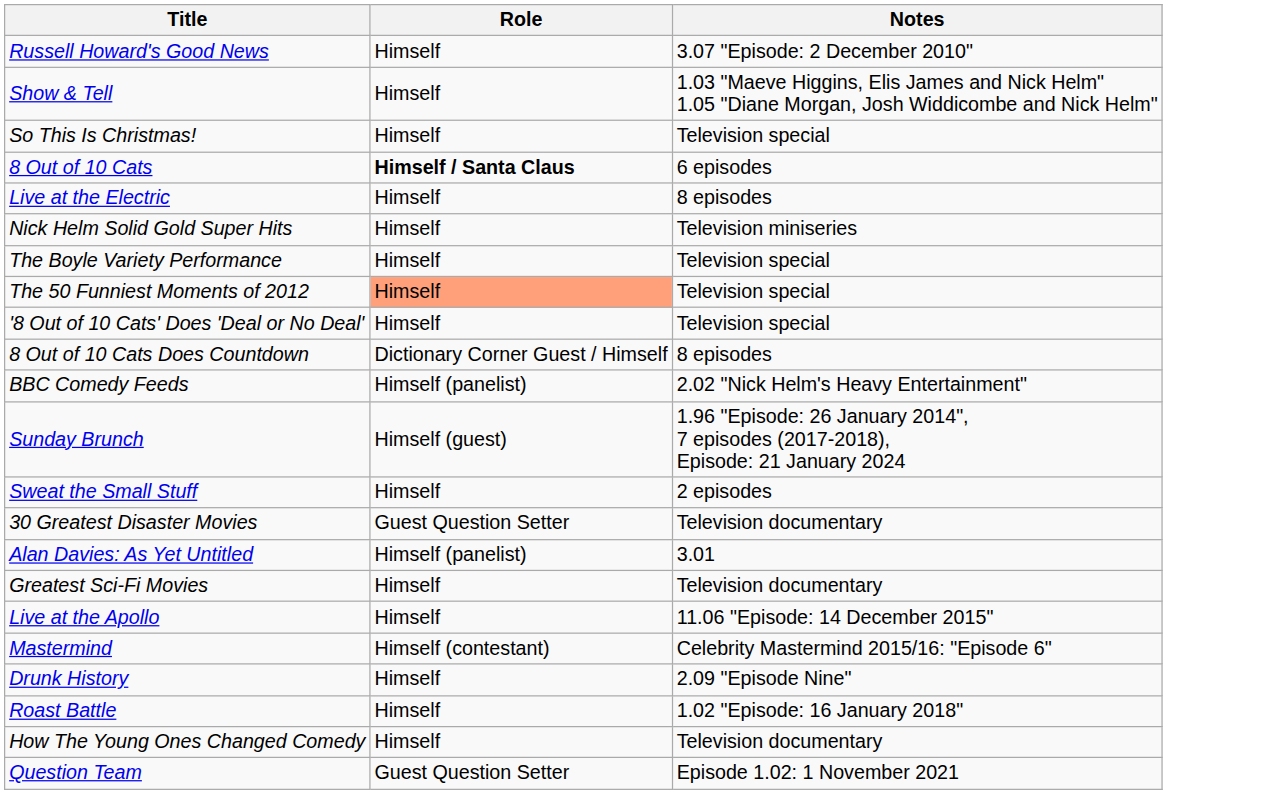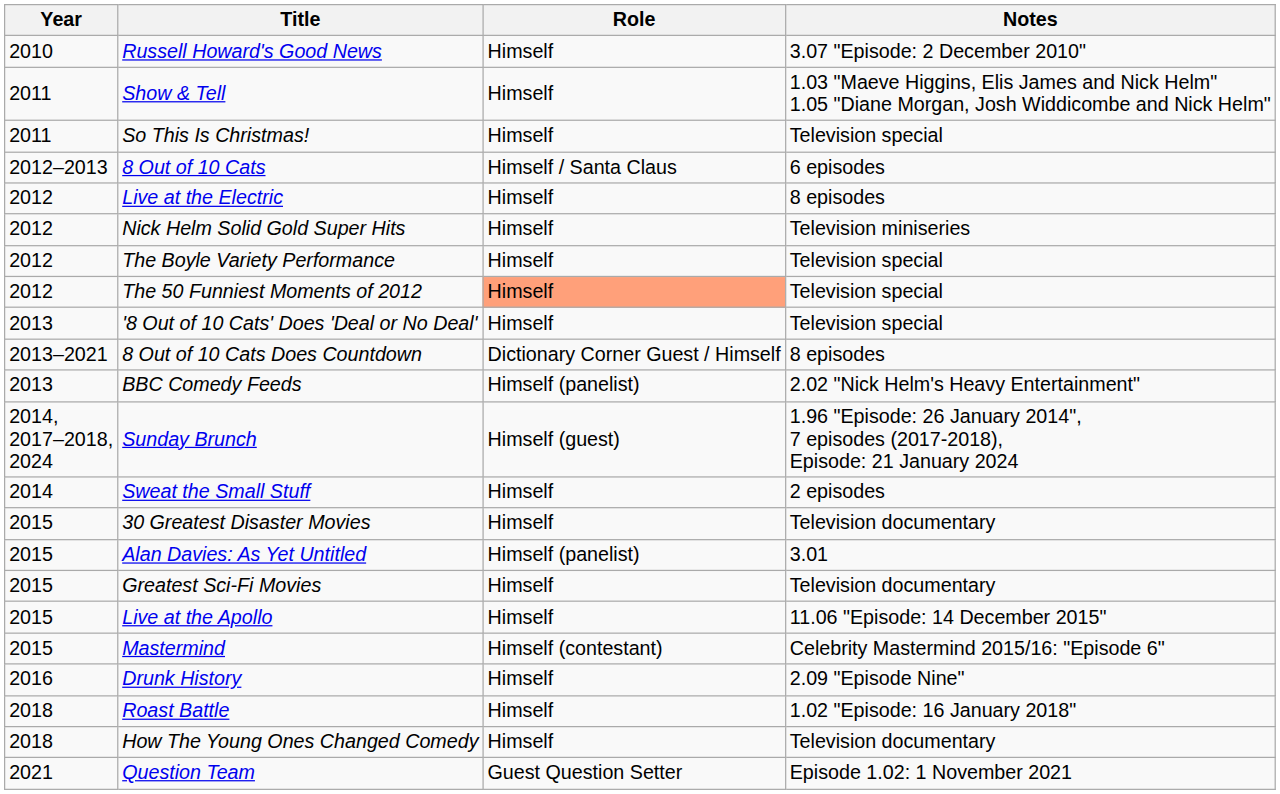+ column: (61, 20)
(475, 167) bold -> (582, 167) normal
(472, 523) Guest Question Setter -> (520, 523) Himself
